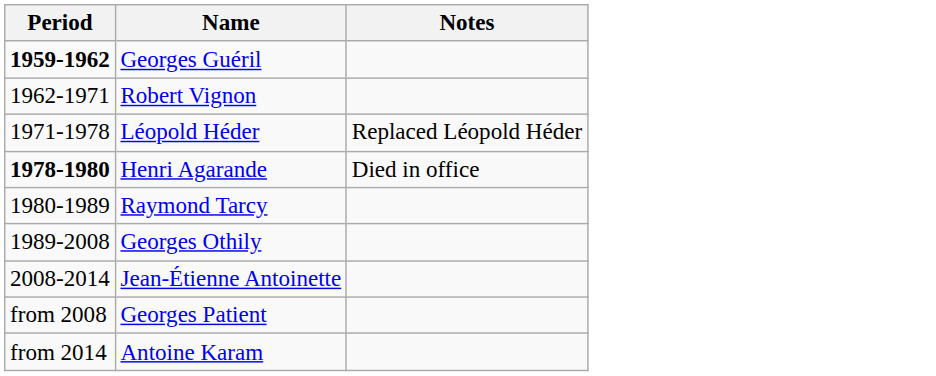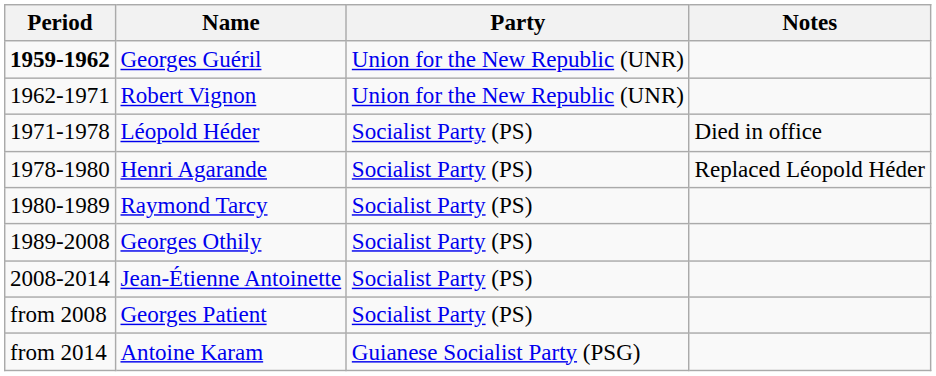+ column: (518, 22)
(467, 132) Replaced Léopold Héder -> (758, 132) Died in office
(60, 168) bold -> (60, 168) normal
(416, 168) Died in office -> (810, 168) Replaced Léopold Héder
